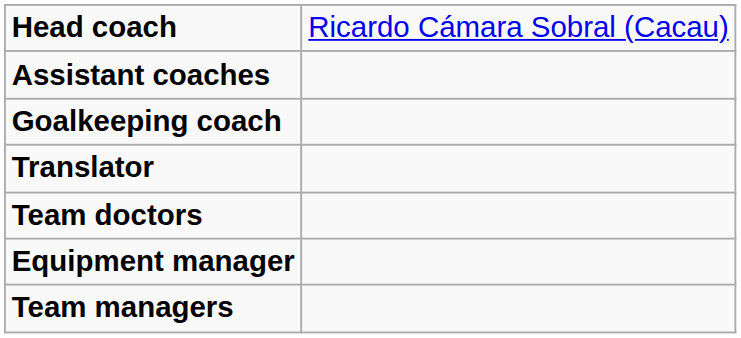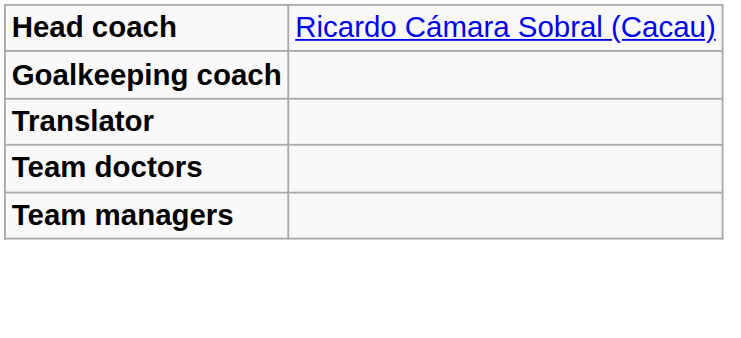- row: (141, 74)
- row: (153, 261)
